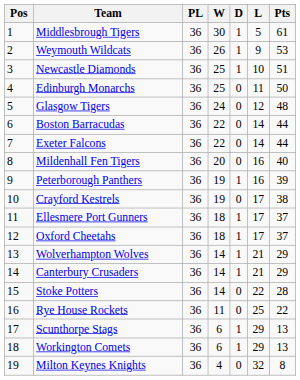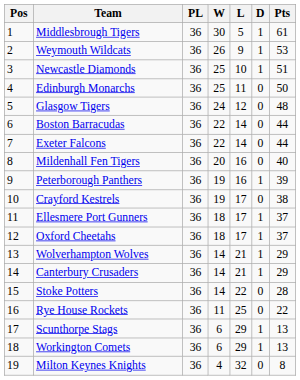columns swapped: (239, 13) <-> (258, 13)
